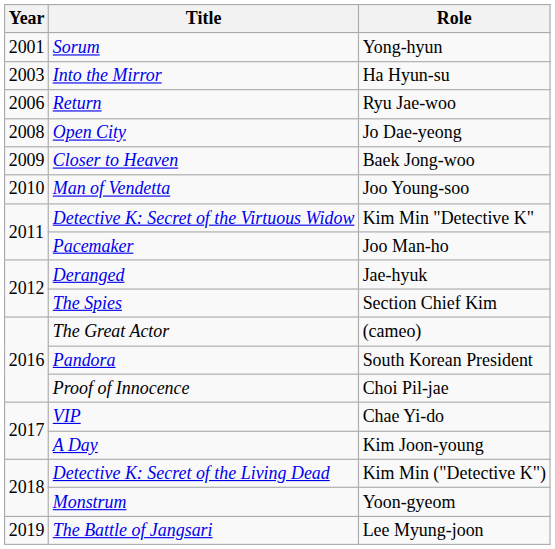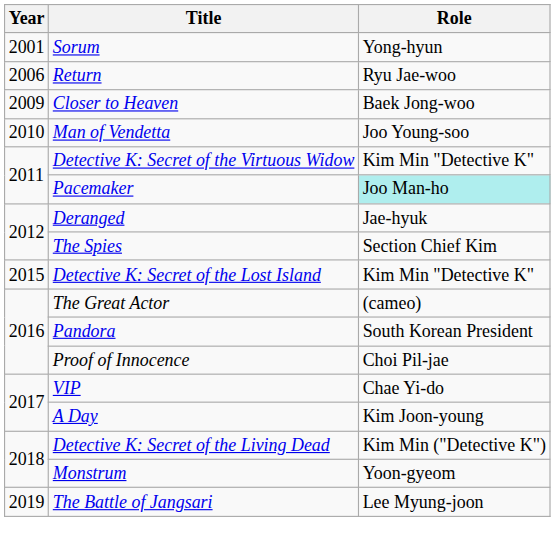- row: (107, 75)
- row: (89, 132)
(406, 246) no background -> (406, 189) paleturquoise background
+ row: (187, 274)
